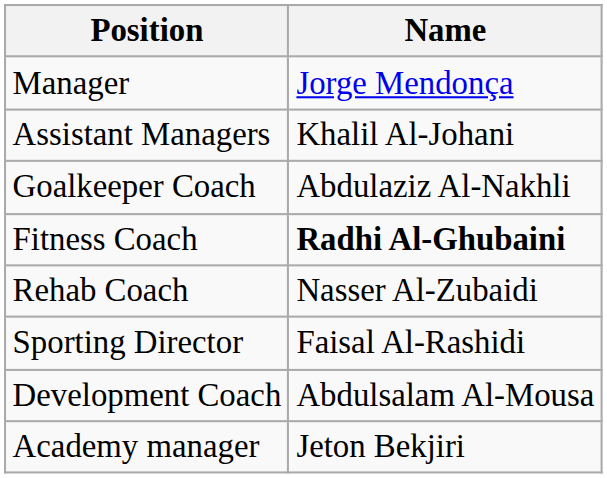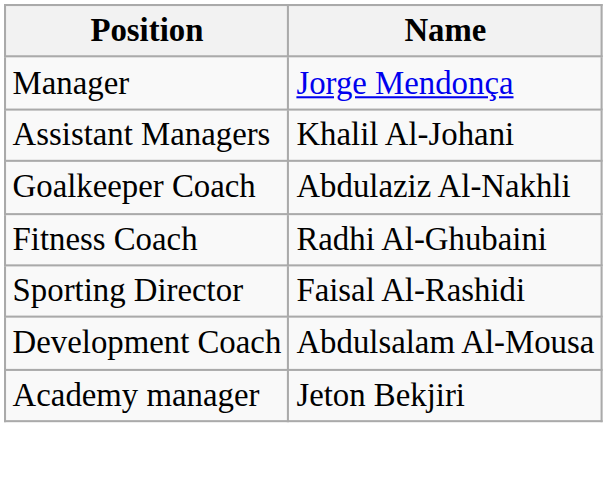(431, 238) bold -> (422, 238) normal
- row: (100, 290)
